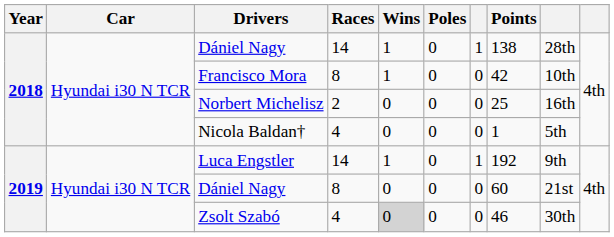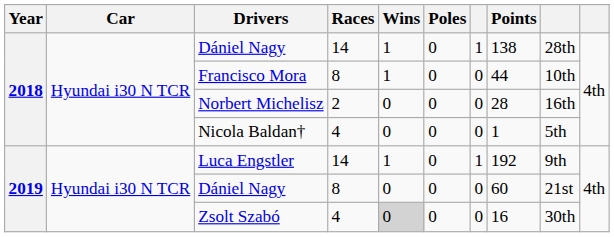(500, 75) 42 -> (500, 75) 44
(500, 103) 25 -> (500, 103) 28
(500, 217) 46 -> (500, 217) 16
